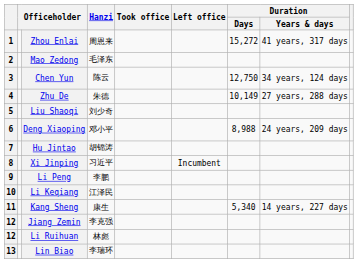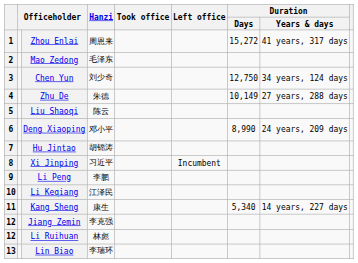(101, 78) 陈云 -> (101, 78) 刘少奇
(101, 111) 刘少奇 -> (101, 111) 陈云
(244, 130) 8,988 -> (244, 130) 8,990
